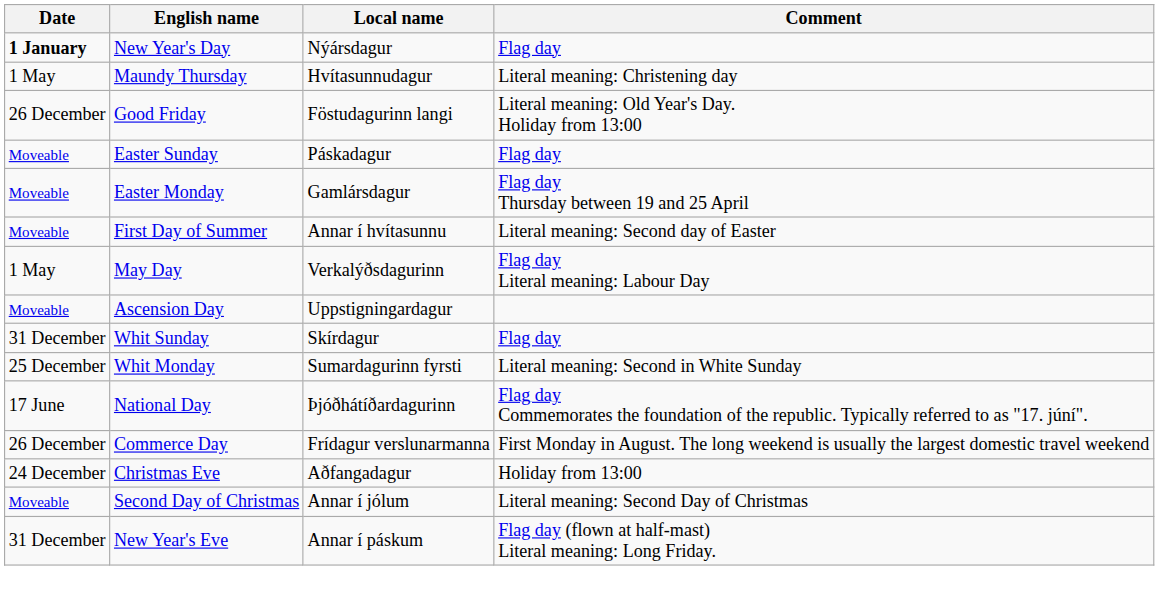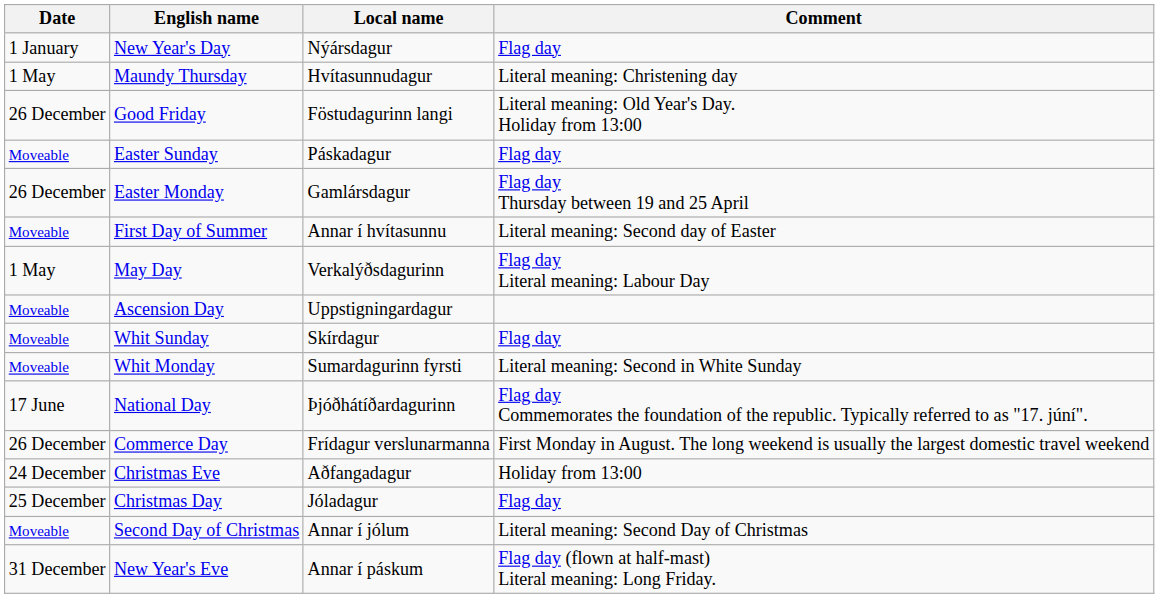(48, 47) bold -> (44, 47) normal
(39, 193) Moveable -> (57, 192) 26 December
(57, 337) 31 December -> (39, 339) Moveable
(57, 366) 25 December -> (39, 367) Moveable
+ row: (168, 501)
